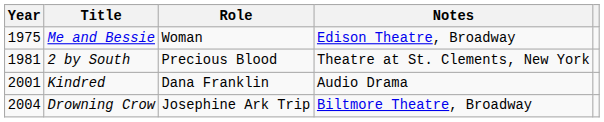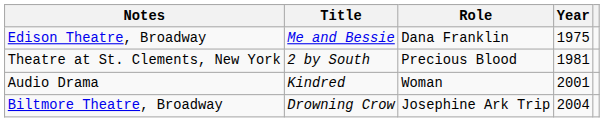columns swapped: (24, 16) <-> (453, 16)
(182, 38) Woman -> (455, 38) Dana Franklin
(215, 83) Dana Franklin -> (422, 83) Woman
